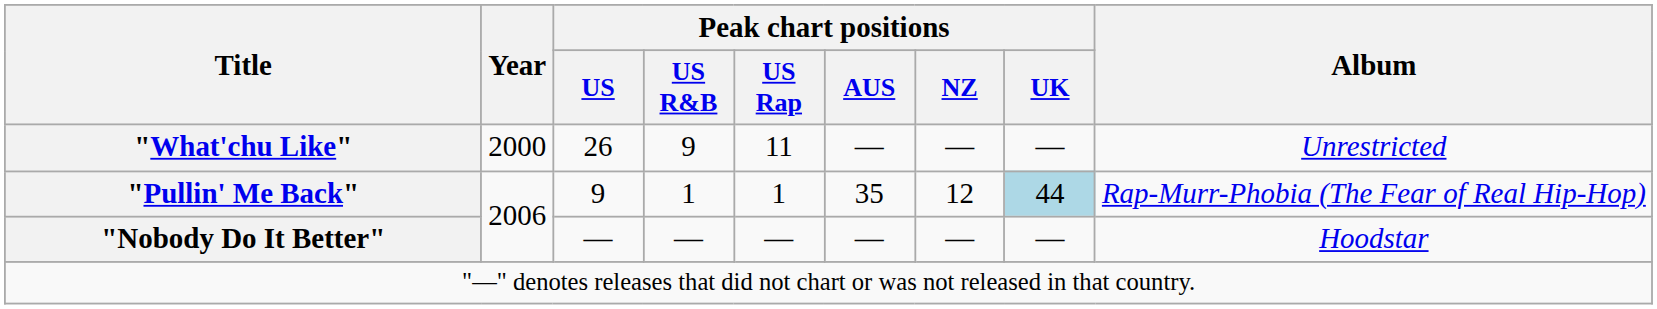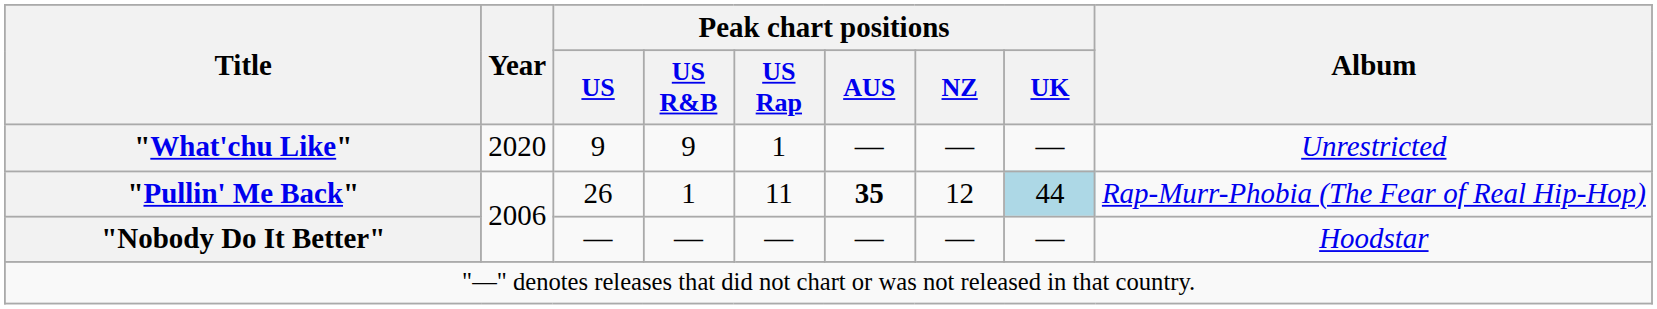(517, 147) 2000 -> (517, 147) 2020
(598, 147) 26 -> (598, 147) 9
(779, 147) 11 -> (779, 147) 1
(598, 193) 9 -> (598, 193) 26
(779, 193) 1 -> (779, 193) 11
(869, 193) normal -> (869, 193) bold
